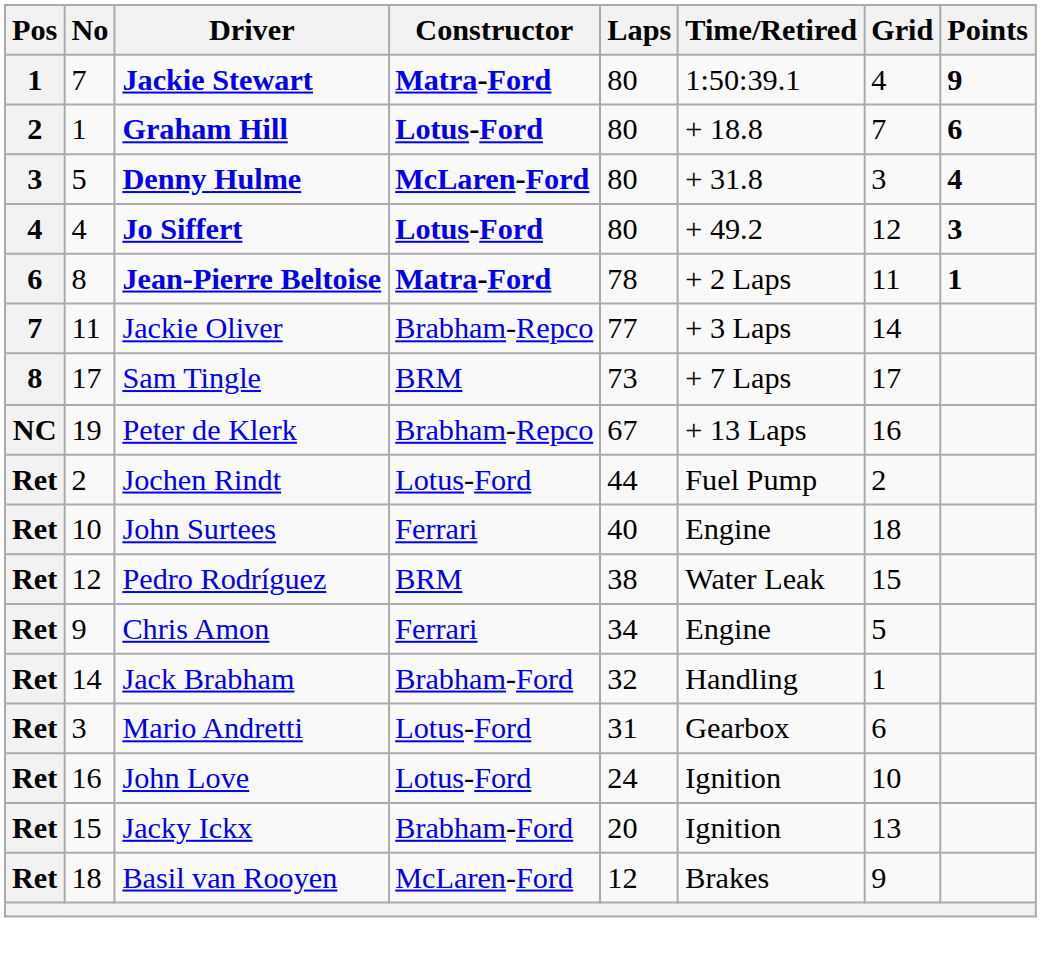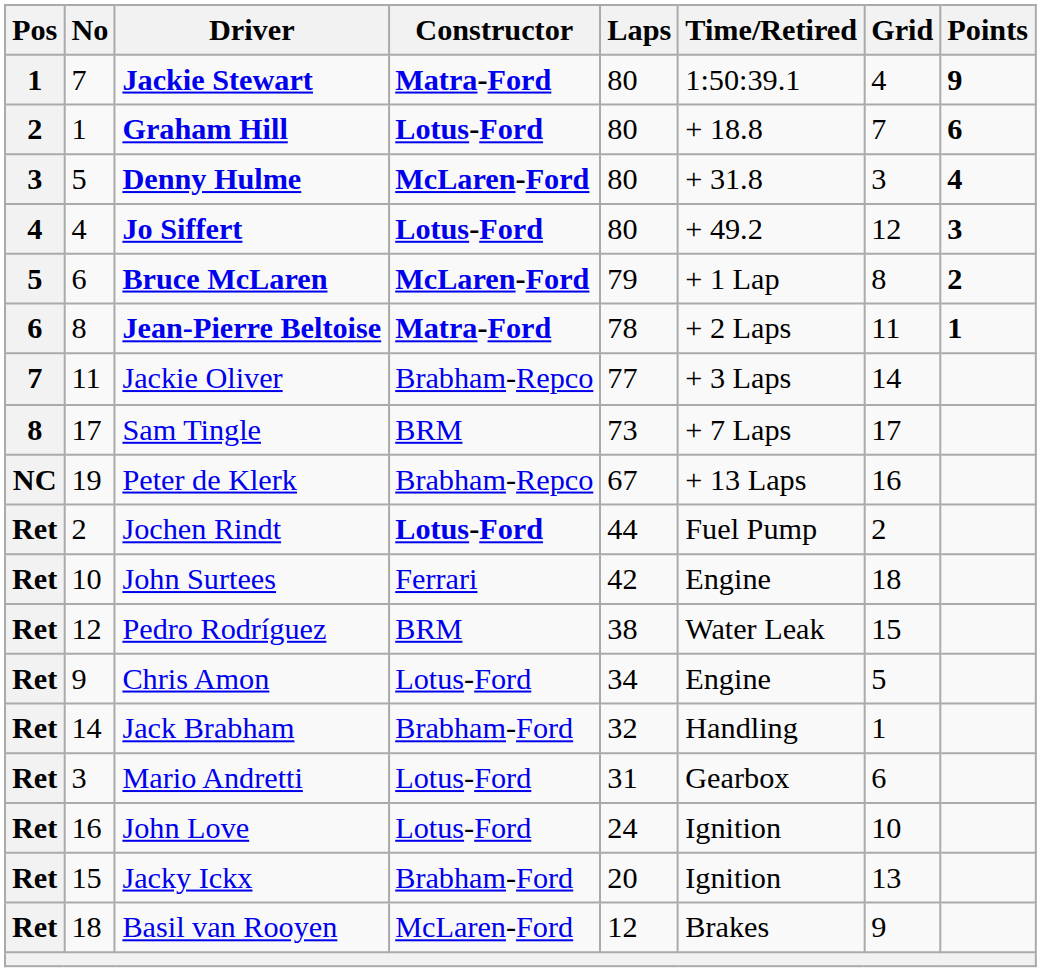+ row: (225, 278)
(463, 478) normal -> (469, 528) bold
(622, 528) 40 -> (622, 578) 42
(436, 628) Ferrari -> (463, 677) Lotus-Ford
